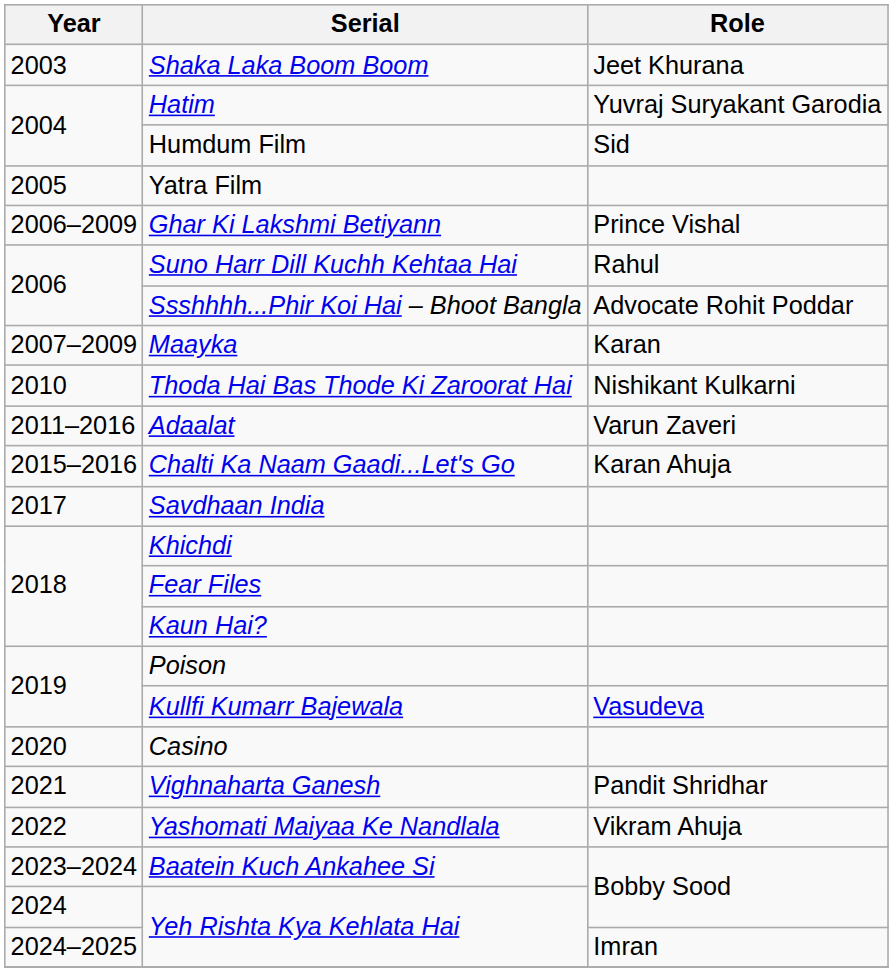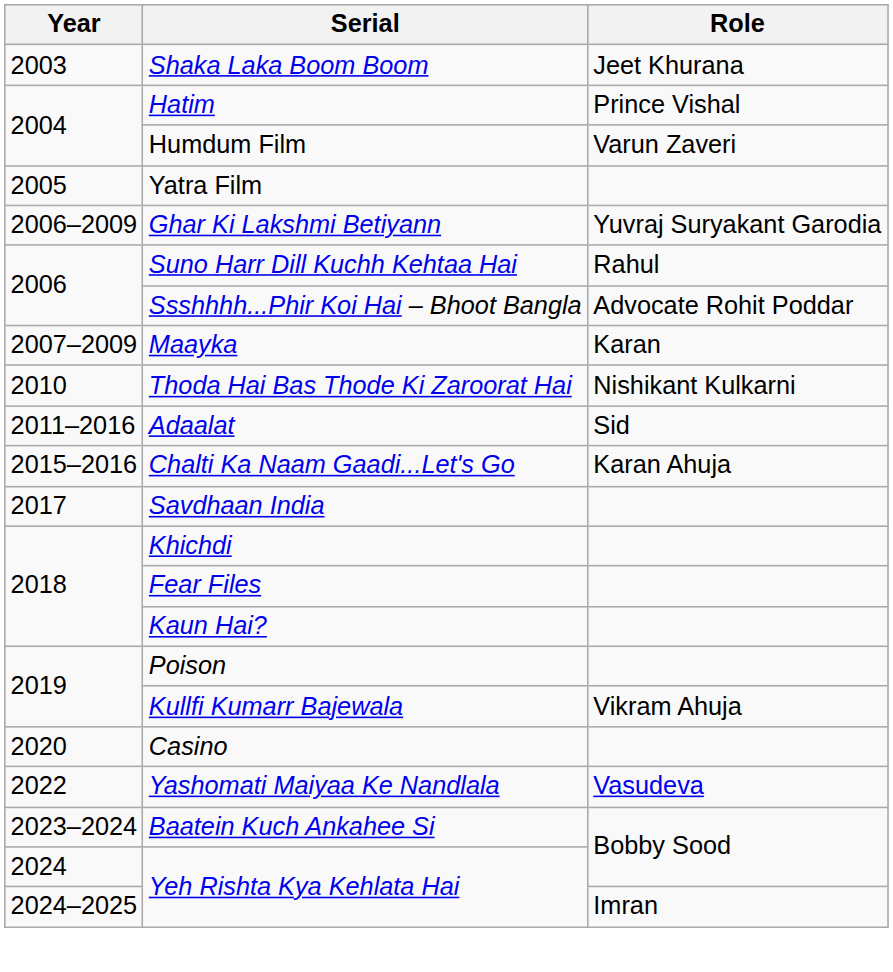(737, 104) Yuvraj Suryakant Garodia -> (667, 104) Prince Vishal
(612, 144) Sid -> (665, 144) Varun Zaveri
(667, 225) Prince Vishal -> (737, 225) Yuvraj Suryakant Garodia
(665, 425) Varun Zaveri -> (612, 425) Sid
(649, 706) Vasudeva -> (668, 706) Vikram Ahuja
- row: (39, 786)
(668, 826) Vikram Ahuja -> (649, 786) Vasudeva
